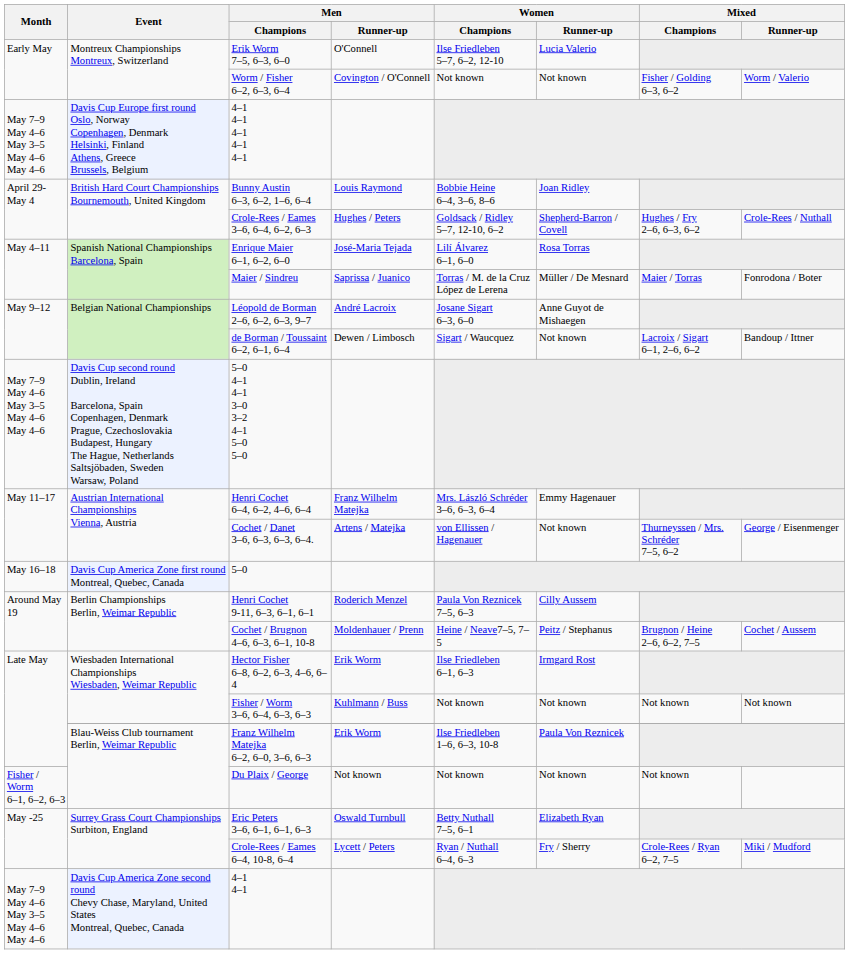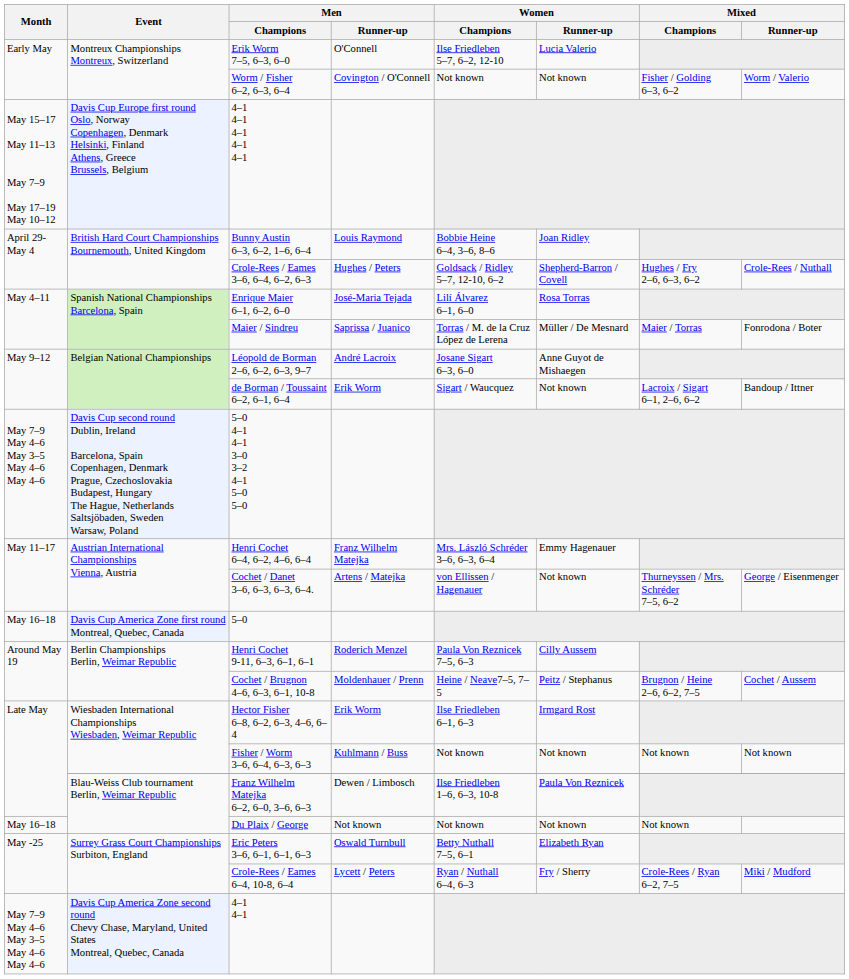(26, 145) May 7–9 May 4–6 May 3–5 May 4–6 May 4–6 -> (31, 170) May 15–17 May 11–13 May 7–9 May 17–19 May 10–12
(374, 337) Dewen / Limbosch -> (357, 387) Erik Worm
(357, 732) Erik Worm -> (374, 782) Dewen / Limbosch
(36, 787) Fisher / Worm 6–1, 6–2, 6–3 -> (31, 824) May 16–18
